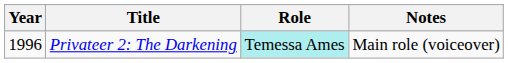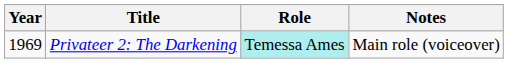(25, 44) 1996 -> (25, 44) 1969
